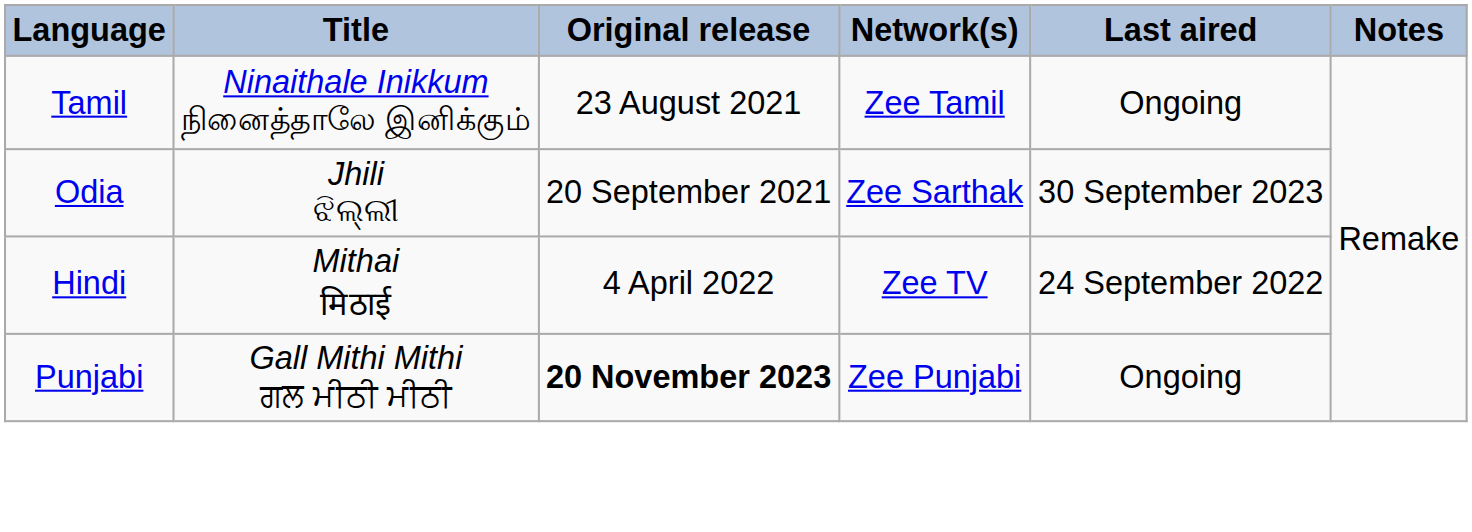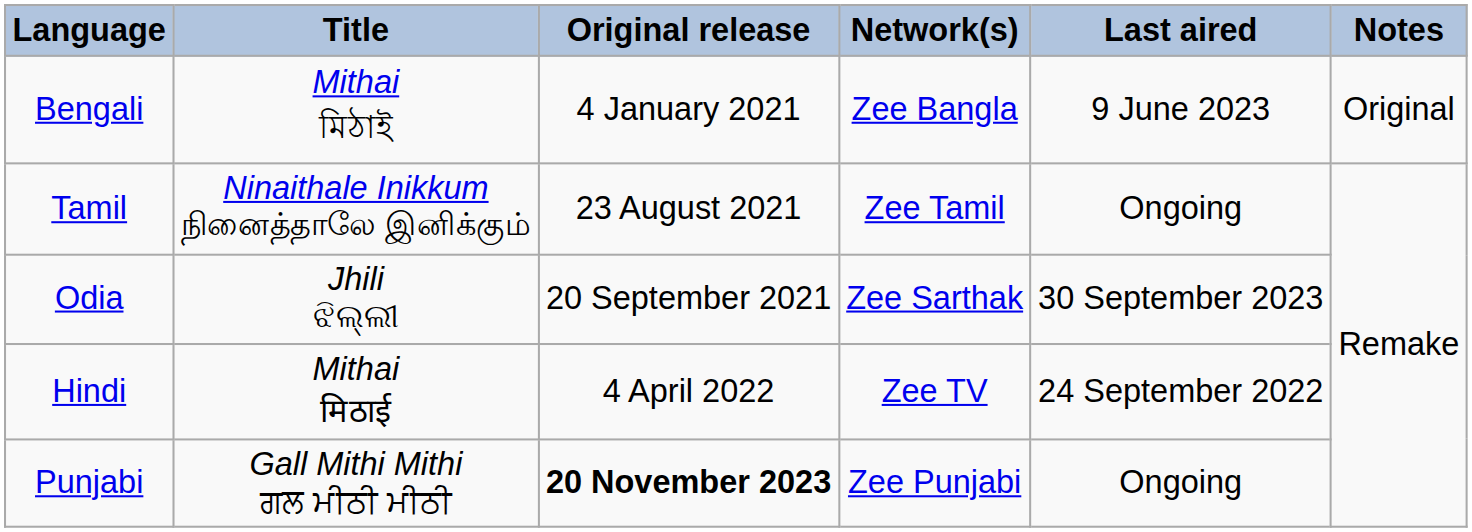+ row: (89, 109)
